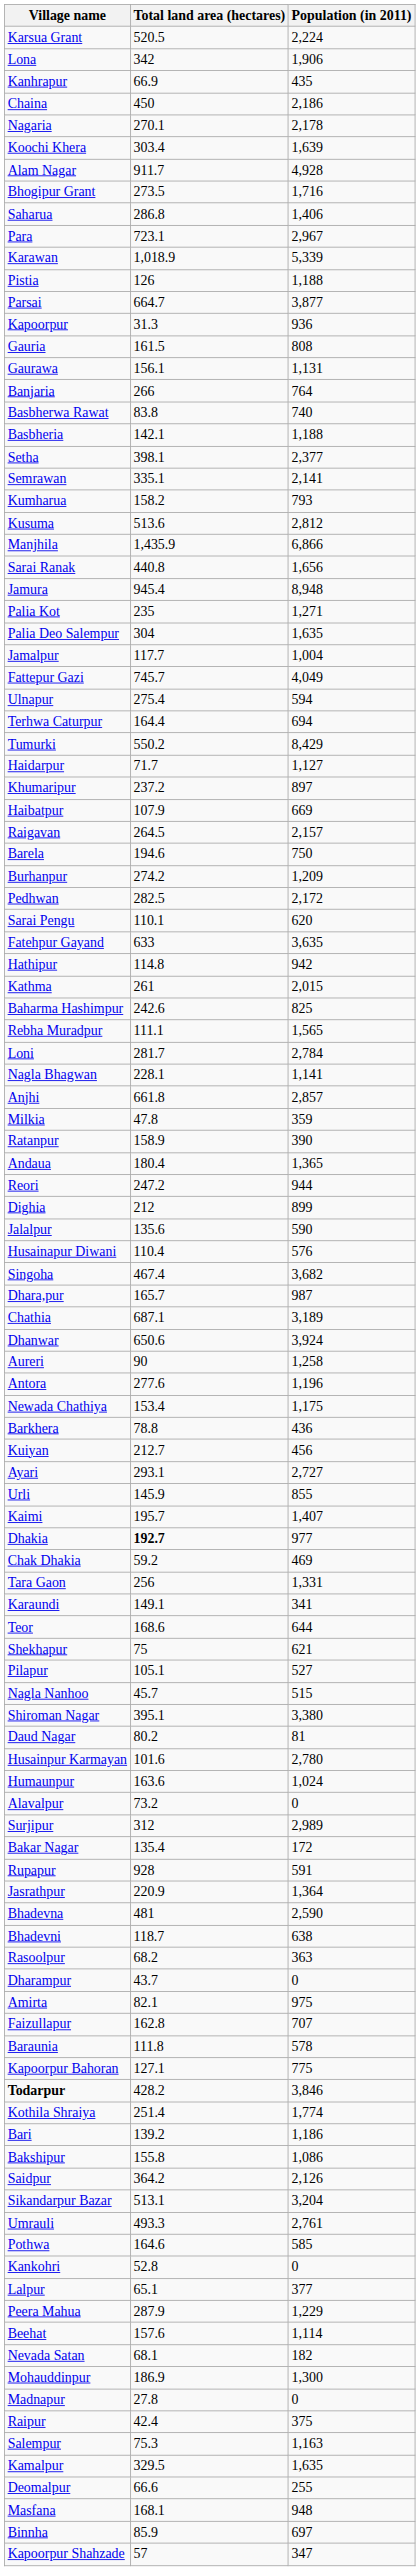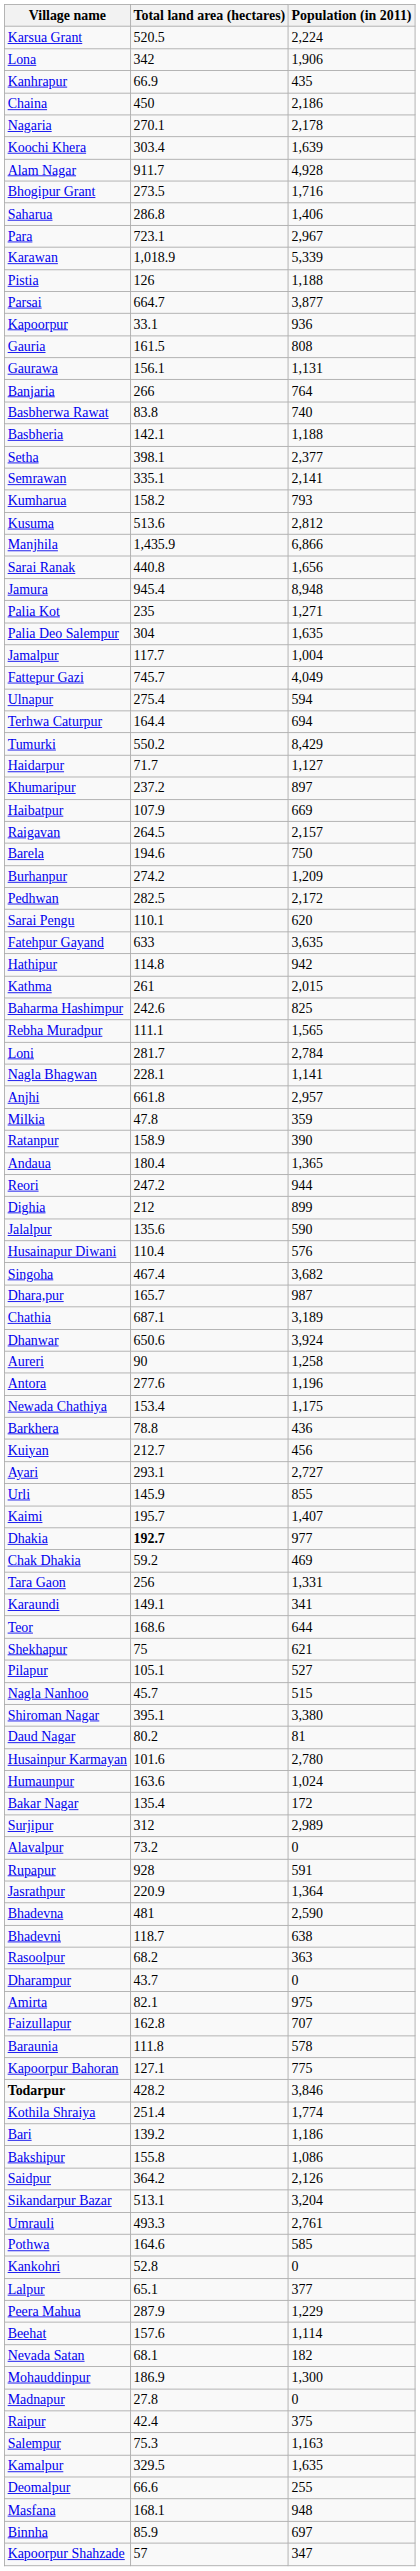(146, 324) 31.3 -> (146, 324) 33.1
(307, 1097) 2,857 -> (307, 1097) 2,957
rows swapped: (35, 1803) <-> (43, 1847)
